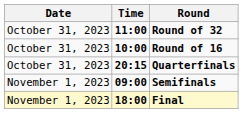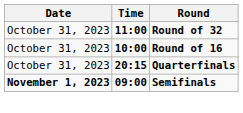(58, 83) normal -> (58, 83) bold
- row: (168, 100)
